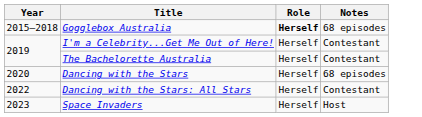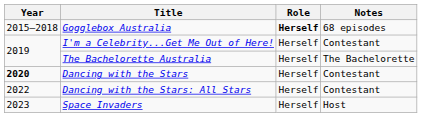(352, 58) Contestant -> (369, 58) The Bachelorette
(18, 74) normal -> (18, 74) bold
(354, 74) 68 episodes -> (352, 74) Contestant
